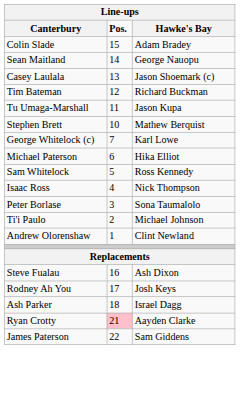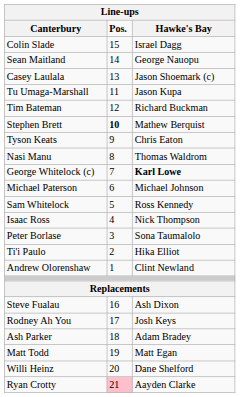(163, 44) Adam Bradey -> (158, 44) Israel Dagg
rows swapped: (34, 92) <-> (48, 108)
(114, 124) normal -> (114, 124) bold
+ row: (32, 140)
+ row: (29, 156)
(157, 140) normal -> (158, 172) bold
(157, 156) Hika Elliot -> (169, 188) Michael Johnson
(169, 220) Michael Johnson -> (157, 252) Hika Elliot
(158, 304) Israel Dagg -> (163, 336) Adam Bradey
+ row: (28, 352)
+ row: (30, 368)
- row: (38, 336)
